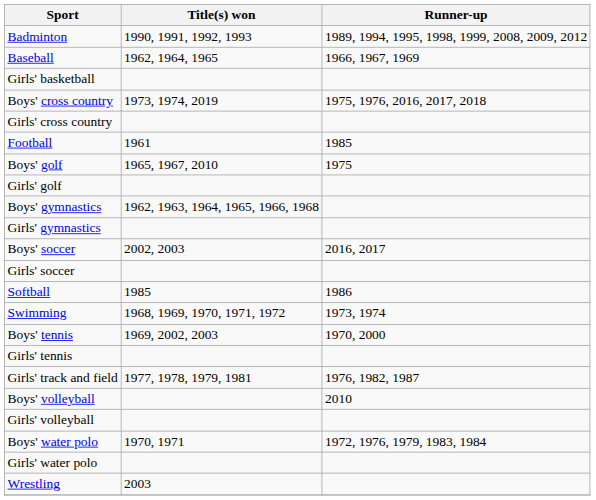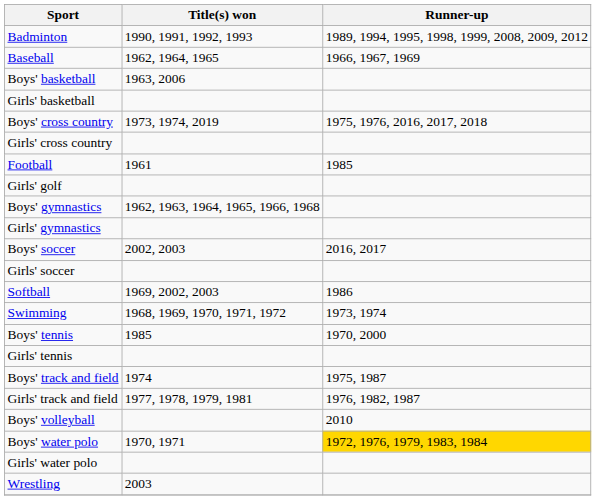+ row: (51, 79)
- row: (35, 164)
(137, 292) 1985 -> (172, 292) 1969, 2002, 2003
(171, 334) 1969, 2002, 2003 -> (138, 334) 1985
+ row: (63, 377)
- row: (51, 420)
(406, 441) no background -> (406, 441) gold background
